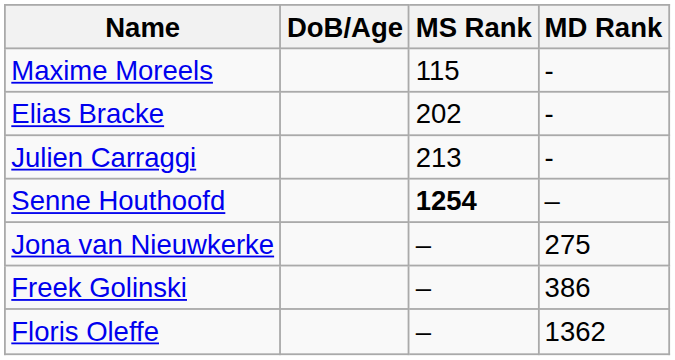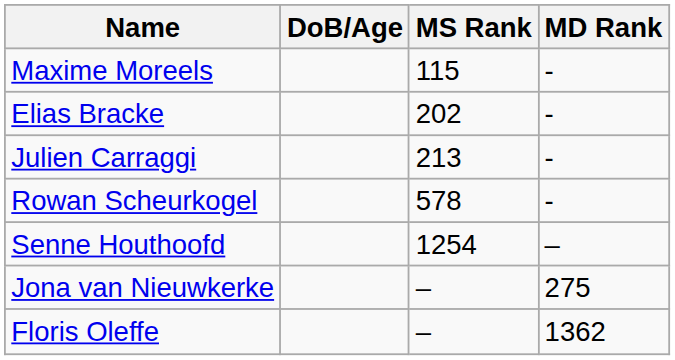+ row: (134, 201)
(446, 201) bold -> (446, 245) normal
- row: (99, 288)
